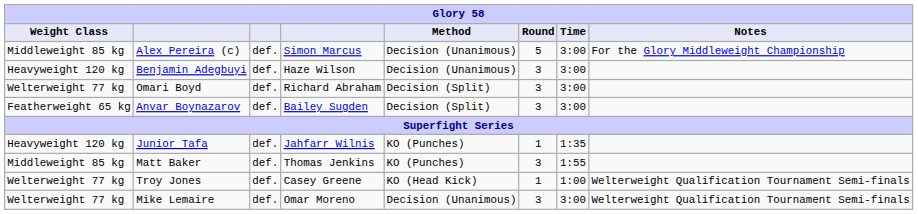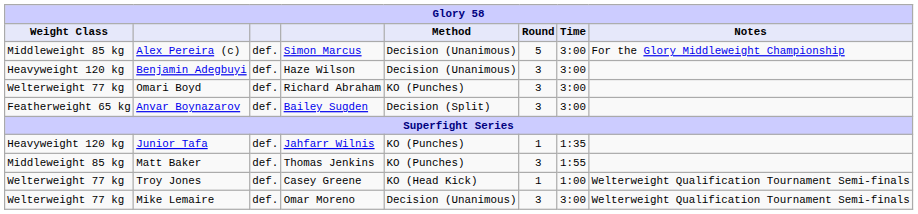(439, 88) Decision (Split) -> (426, 88) KO (Punches)
